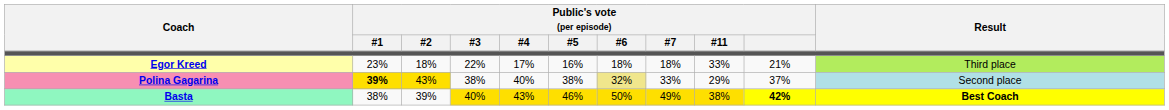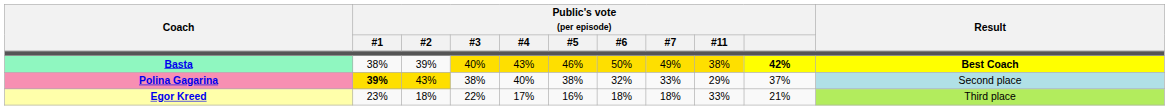rows swapped: (179, 97) <-> (179, 64)
(622, 80) khaki background -> (622, 80) no background
